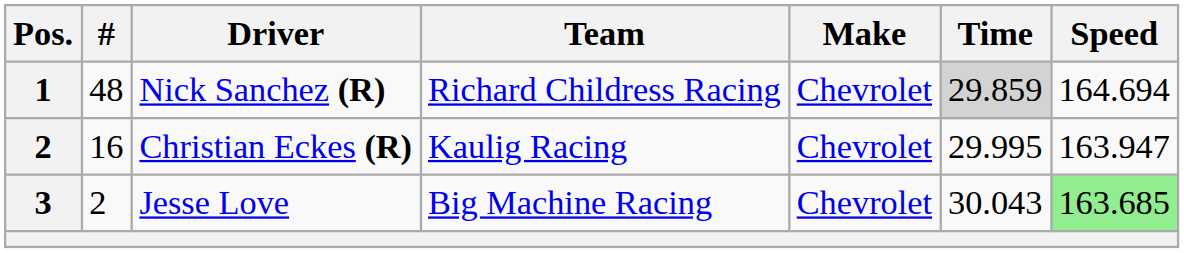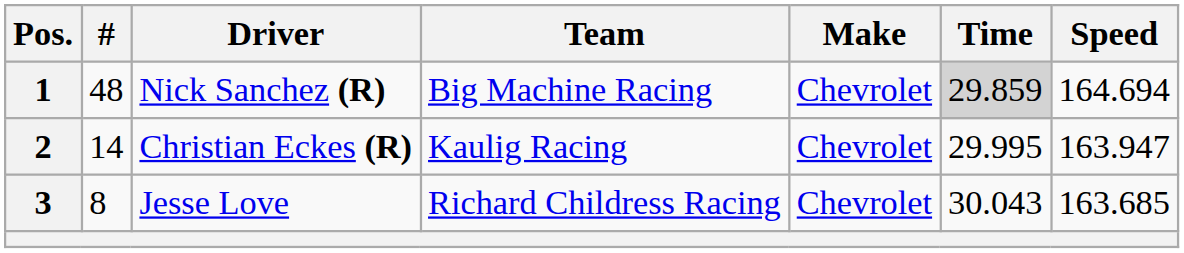(604, 89) Richard Childress Racing -> (570, 89) Big Machine Racing
(106, 146) 16 -> (106, 146) 14
(98, 202) 2 -> (98, 202) 8
(570, 202) Big Machine Racing -> (604, 202) Richard Childress Racing
(1114, 202) lightgreen background -> (1114, 202) no background
